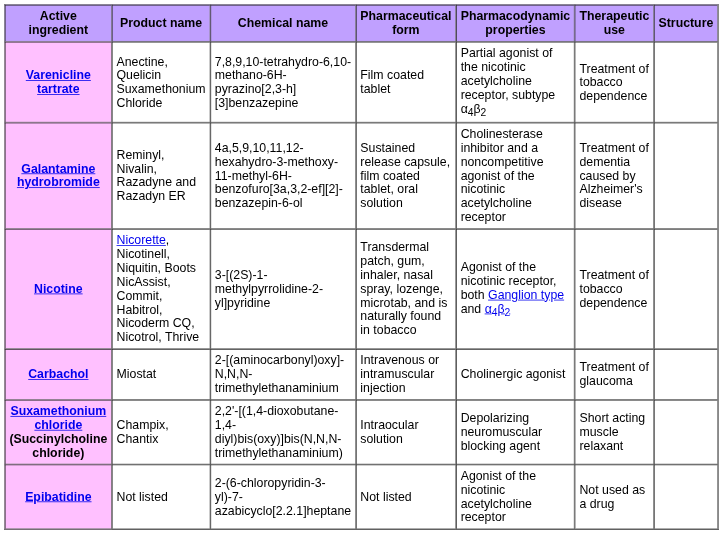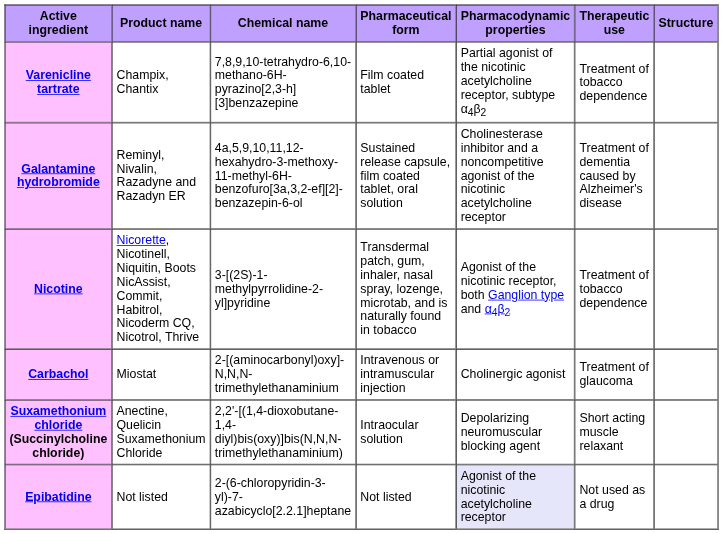(161, 82) Anectine, Quelicin Suxamethonium Chloride -> (143, 82) Champix, Chantix
(143, 432) Champix, Chantix -> (161, 432) Anectine, Quelicin Suxamethonium Chloride
(498, 497) no background -> (498, 497) lavender background
